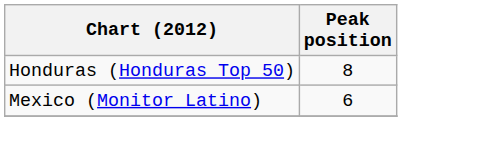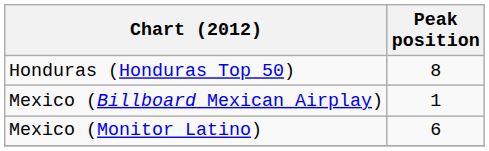+ row: (196, 101)
